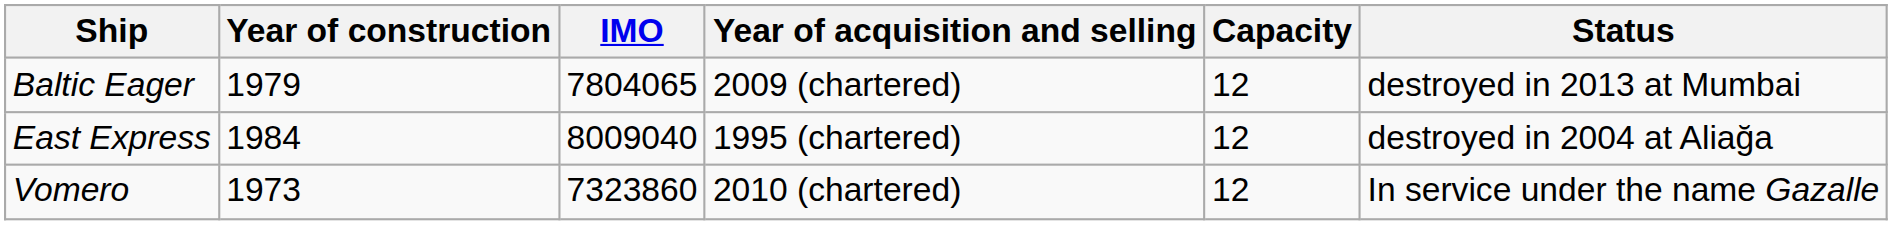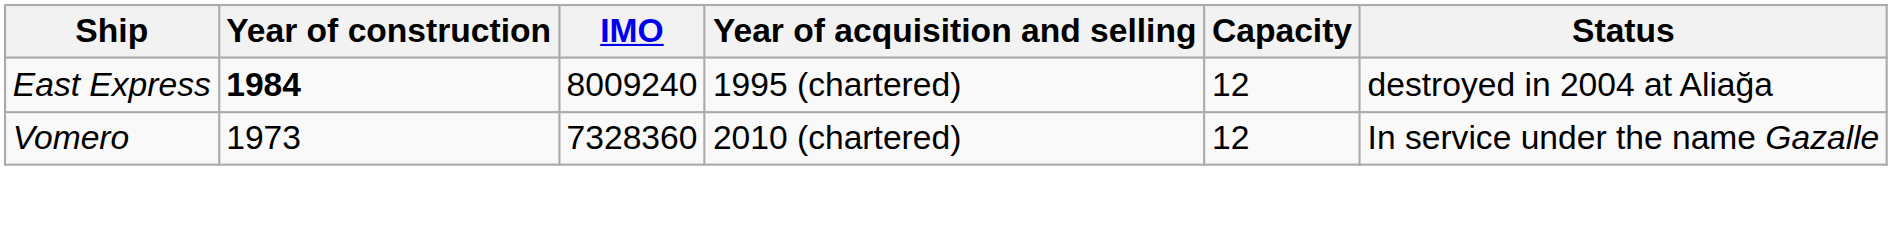- row: (103, 84)
(264, 137) normal -> (264, 84) bold
(632, 137) 8009040 -> (632, 84) 8009240
(632, 191) 7323860 -> (632, 137) 7328360
